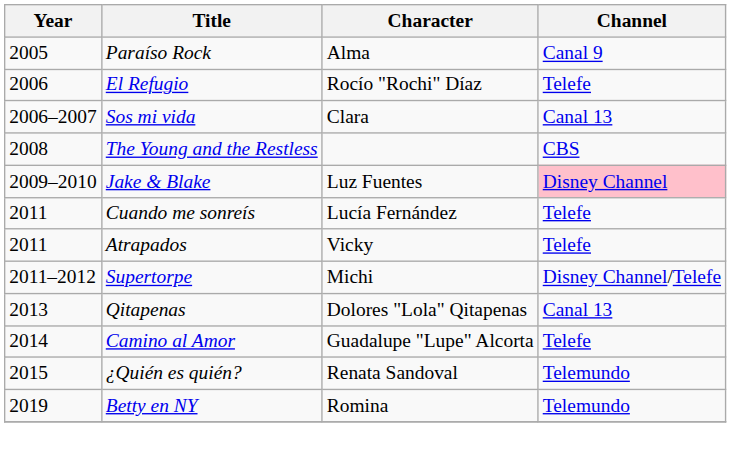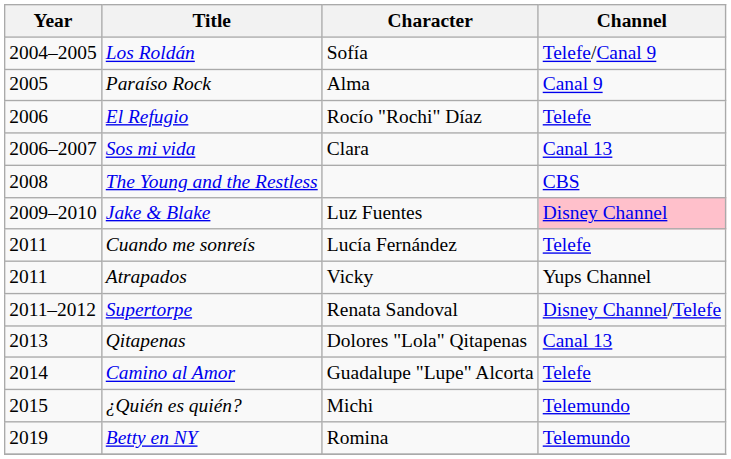+ row: (150, 52)
(567, 245) Telefe -> (597, 277) Yups Channel
(350, 277) Michi -> (392, 309) Renata Sandoval
(392, 373) Renata Sandoval -> (350, 405) Michi
